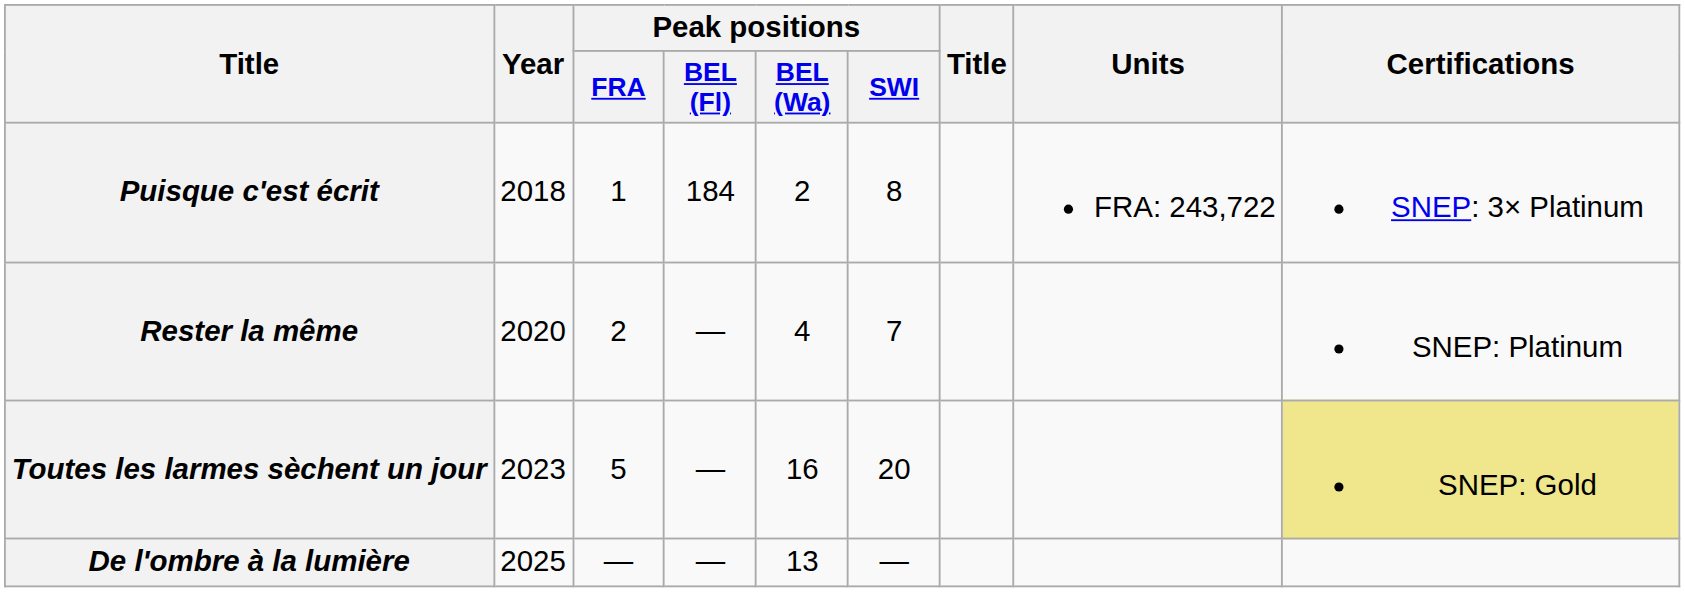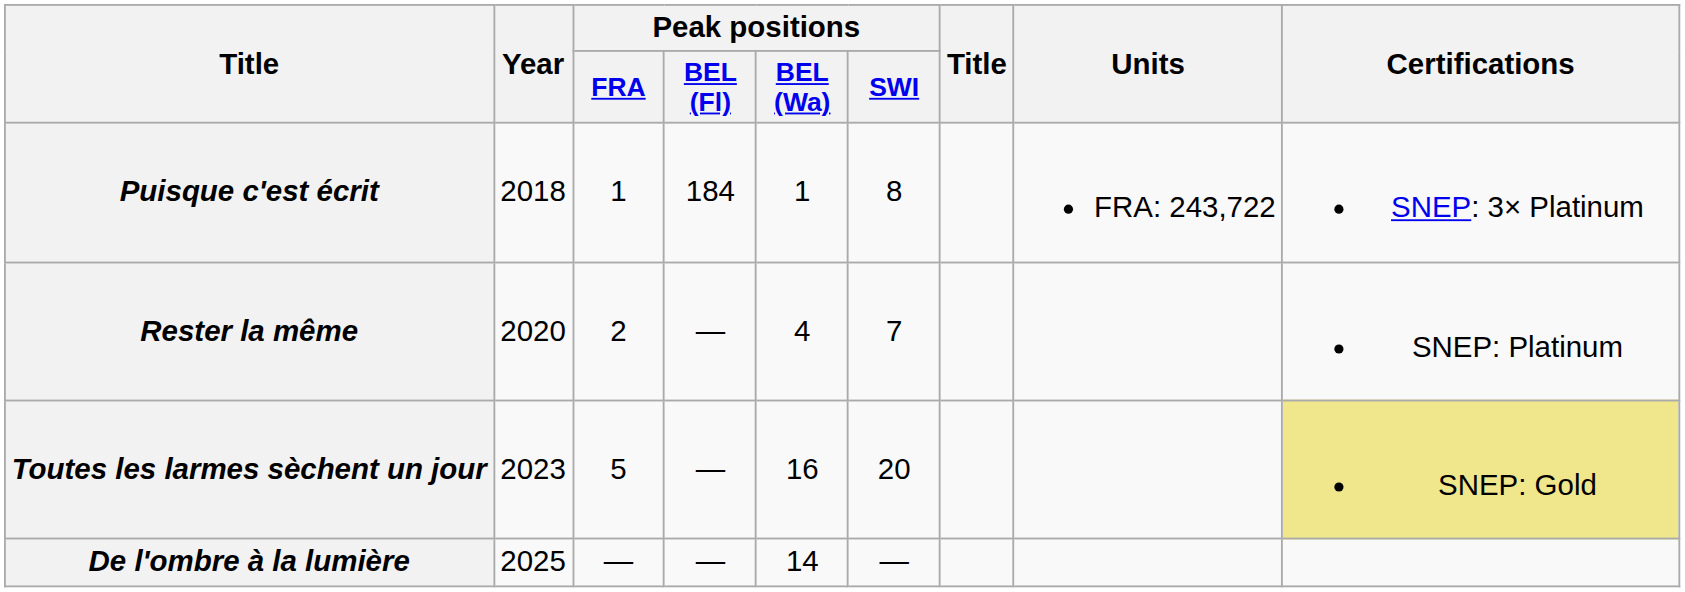(802, 191) 2 -> (802, 191) 1
(802, 561) 13 -> (802, 561) 14
